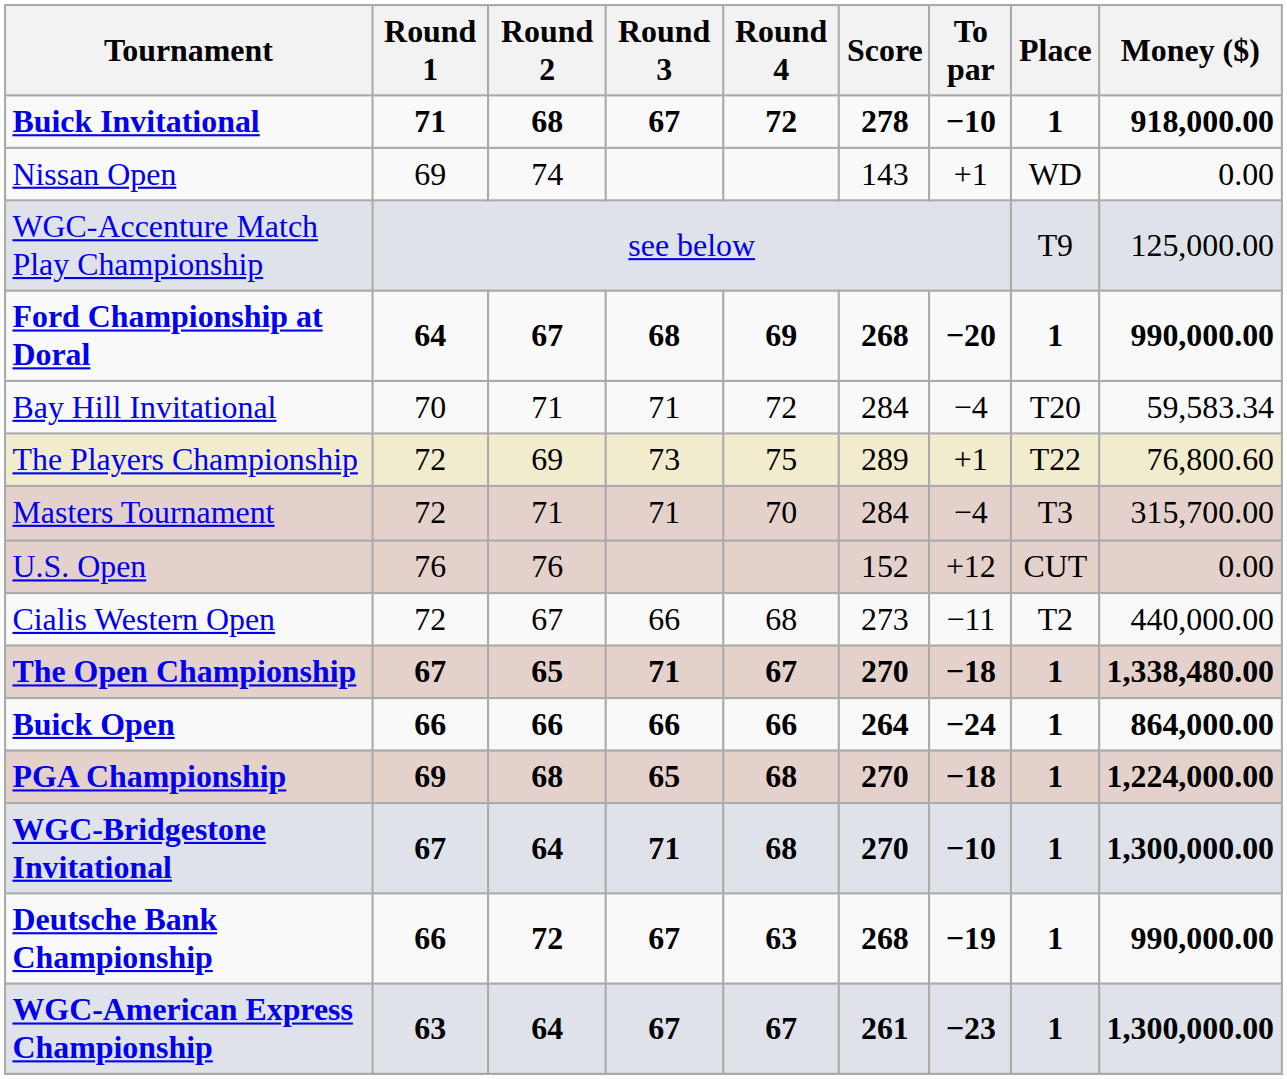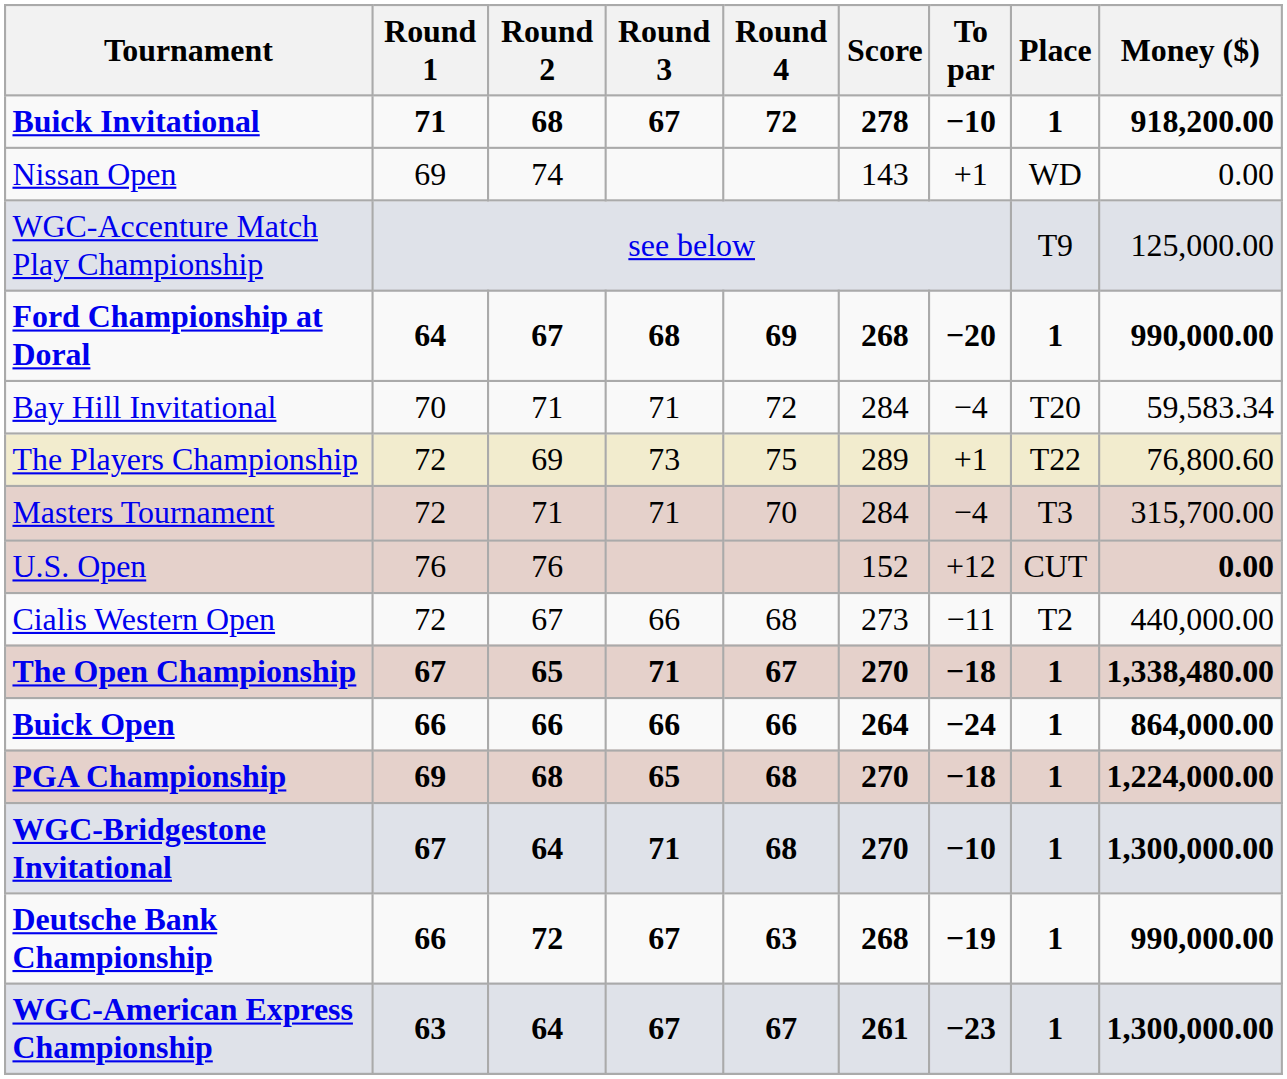(1202, 121) 918,000.00 -> (1202, 121) 918,200.00
(1246, 565) normal -> (1246, 565) bold
